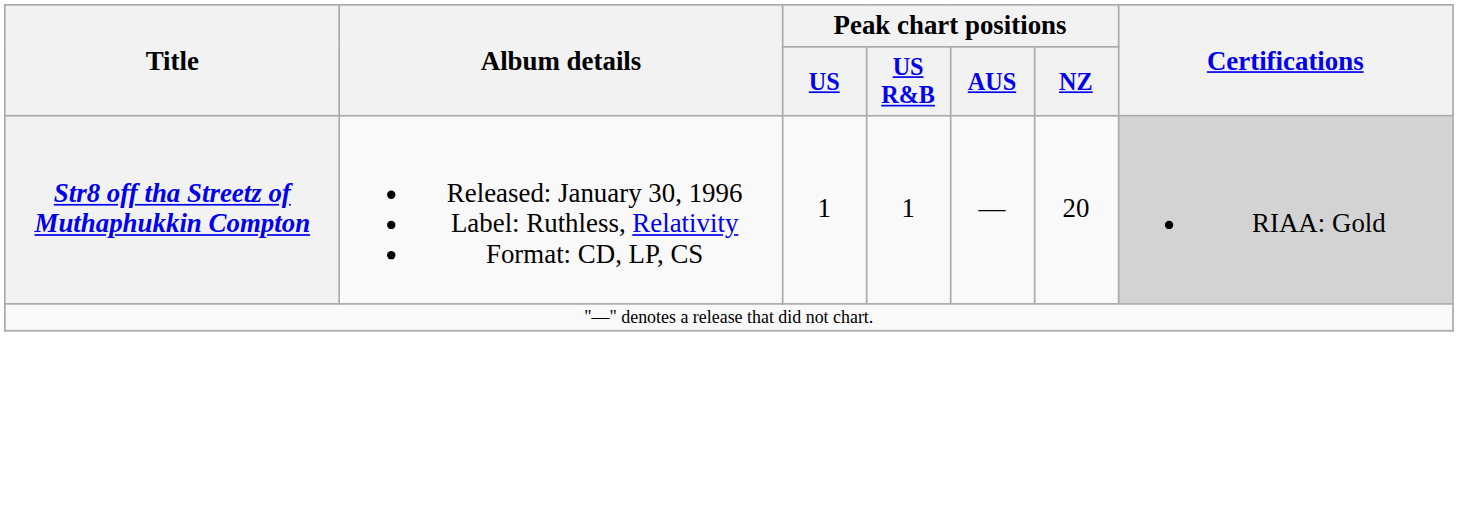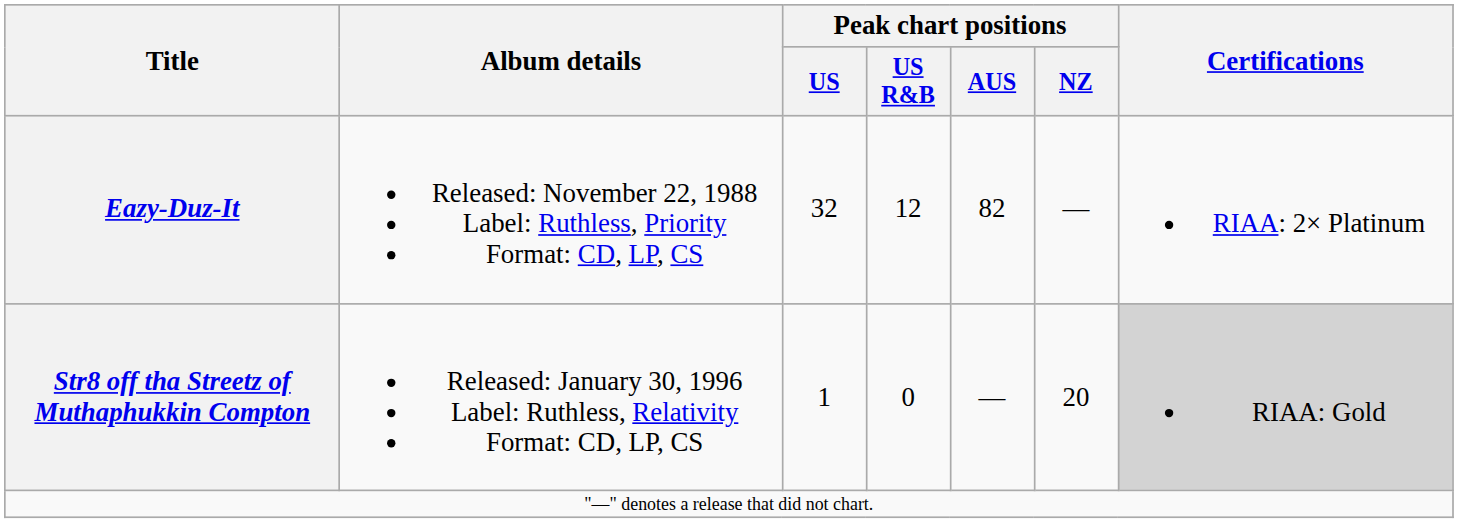+ row: (172, 209)
(908, 209) 1 -> (908, 396) 0
